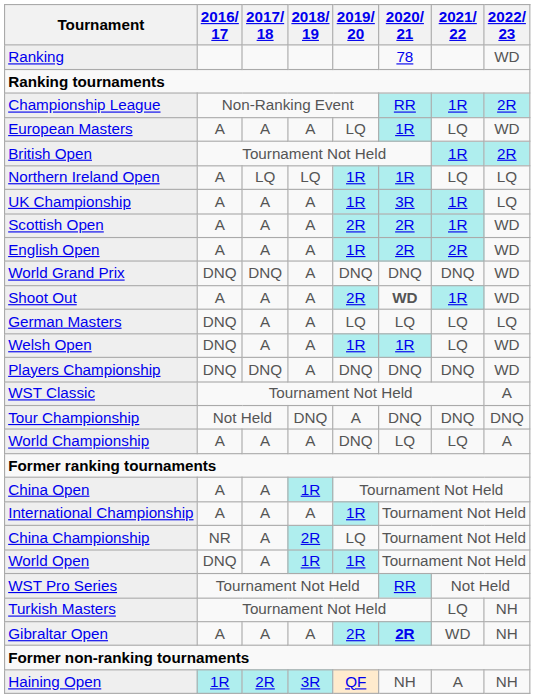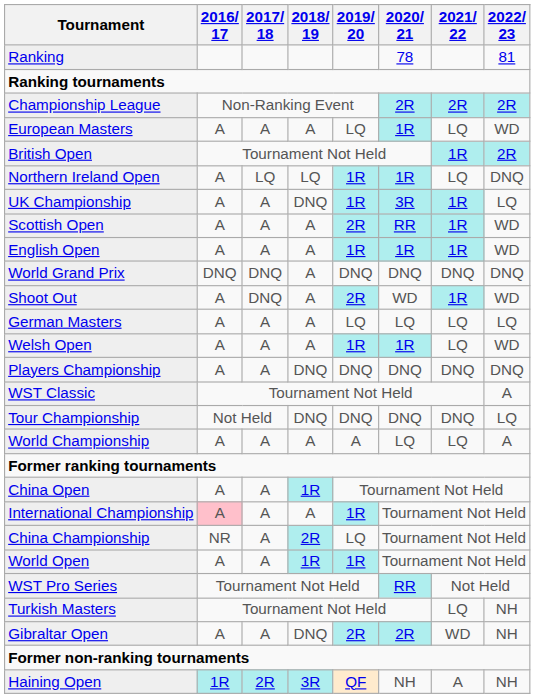(507, 57) WD -> (507, 57) 81
(405, 105) RR -> (405, 105) 2R
(458, 105) 1R -> (458, 105) 2R
(507, 177) LQ -> (507, 177) DNQ
(310, 201) A -> (310, 201) DNQ
(405, 225) 2R -> (405, 225) RR
(405, 249) 2R -> (405, 249) 1R
(458, 249) 2R -> (458, 249) 1R
(507, 273) WD -> (507, 273) DNQ
(265, 297) A -> (265, 297) DNQ
(405, 297) bold -> (405, 297) normal
(220, 321) DNQ -> (220, 321) A
(220, 345) DNQ -> (220, 345) A
(220, 369) DNQ -> (220, 369) A
(265, 369) DNQ -> (265, 369) A
(310, 369) A -> (310, 369) DNQ
(507, 369) WD -> (507, 369) DNQ
(356, 417) A -> (356, 417) DNQ
(507, 417) DNQ -> (507, 417) LQ
(356, 441) DNQ -> (356, 441) A
(220, 513) no background -> (220, 513) pink background
(220, 561) DNQ -> (220, 561) A
(310, 633) A -> (310, 633) DNQ
(405, 633) bold -> (405, 633) normal
